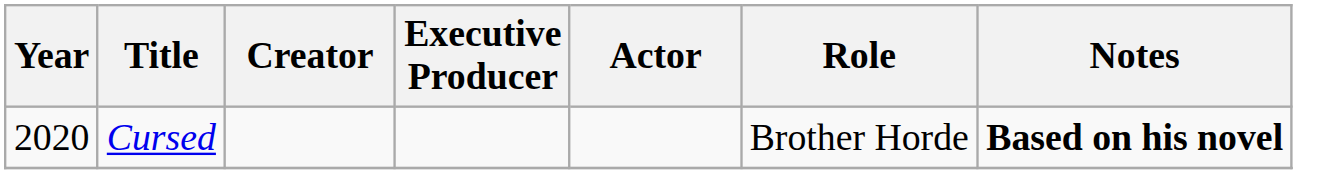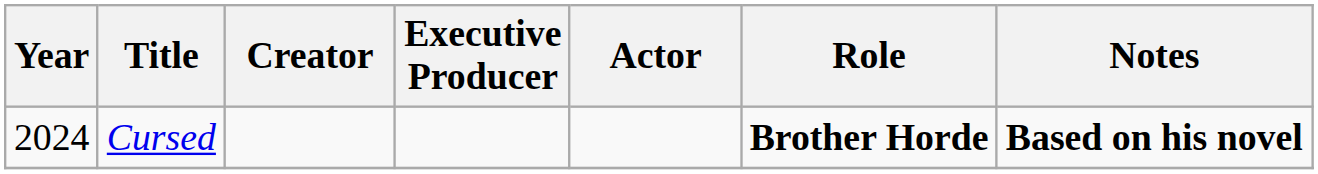(52, 136) 2020 -> (52, 136) 2024
(859, 136) normal -> (869, 136) bold
